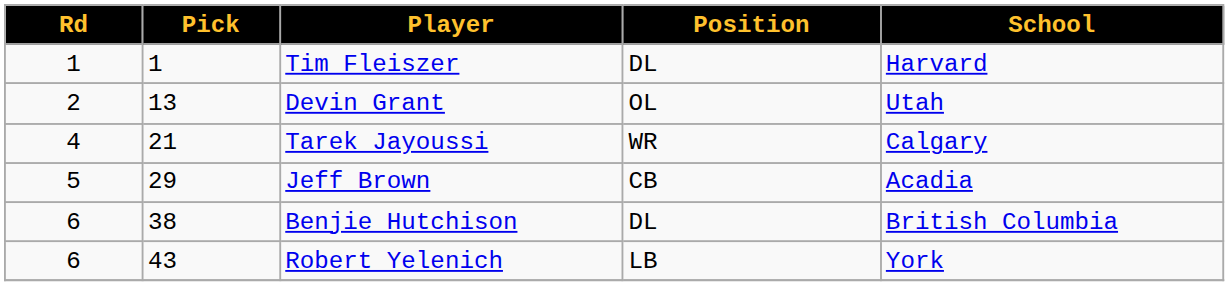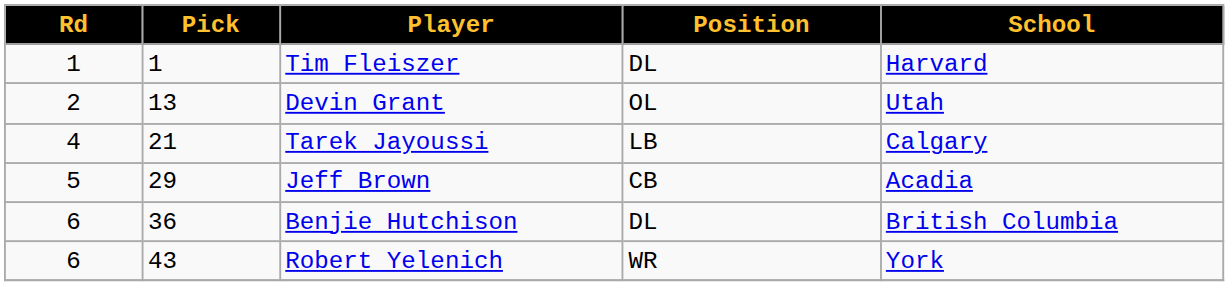(643, 143) WR -> (643, 143) LB
(162, 222) 38 -> (162, 222) 36
(643, 261) LB -> (643, 261) WR
